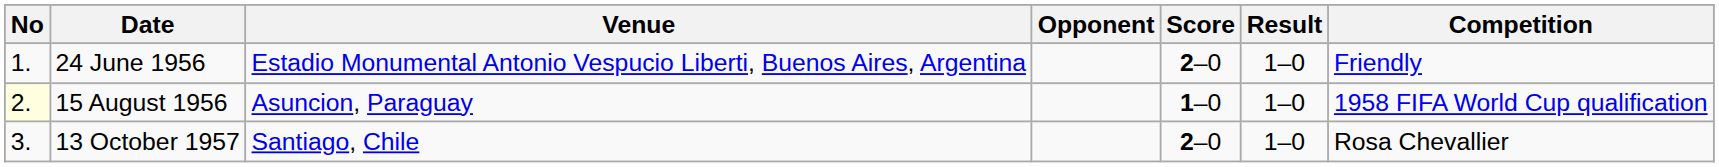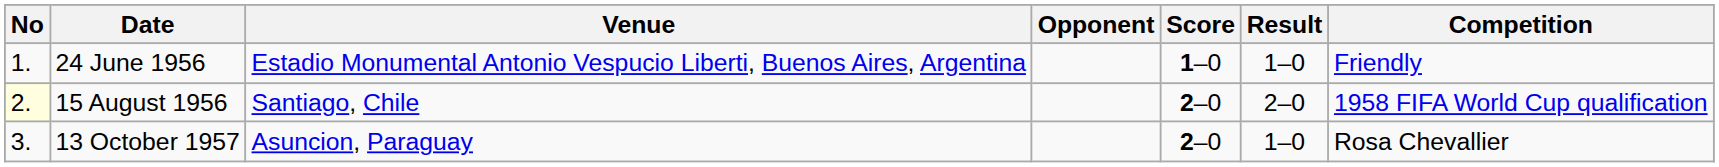(1201, 63) 2–0 -> (1201, 63) 1–0
(362, 102) Asuncion, Paraguay -> (335, 102) Santiago, Chile
(1201, 102) 1–0 -> (1201, 102) 2–0
(1284, 102) 1–0 -> (1284, 102) 2–0
(335, 141) Santiago, Chile -> (362, 141) Asuncion, Paraguay
